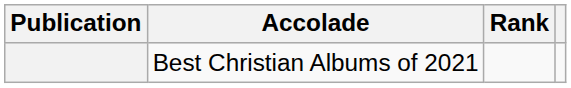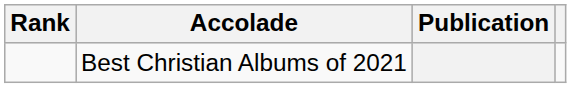columns swapped: (76, 23) <-> (519, 23)
